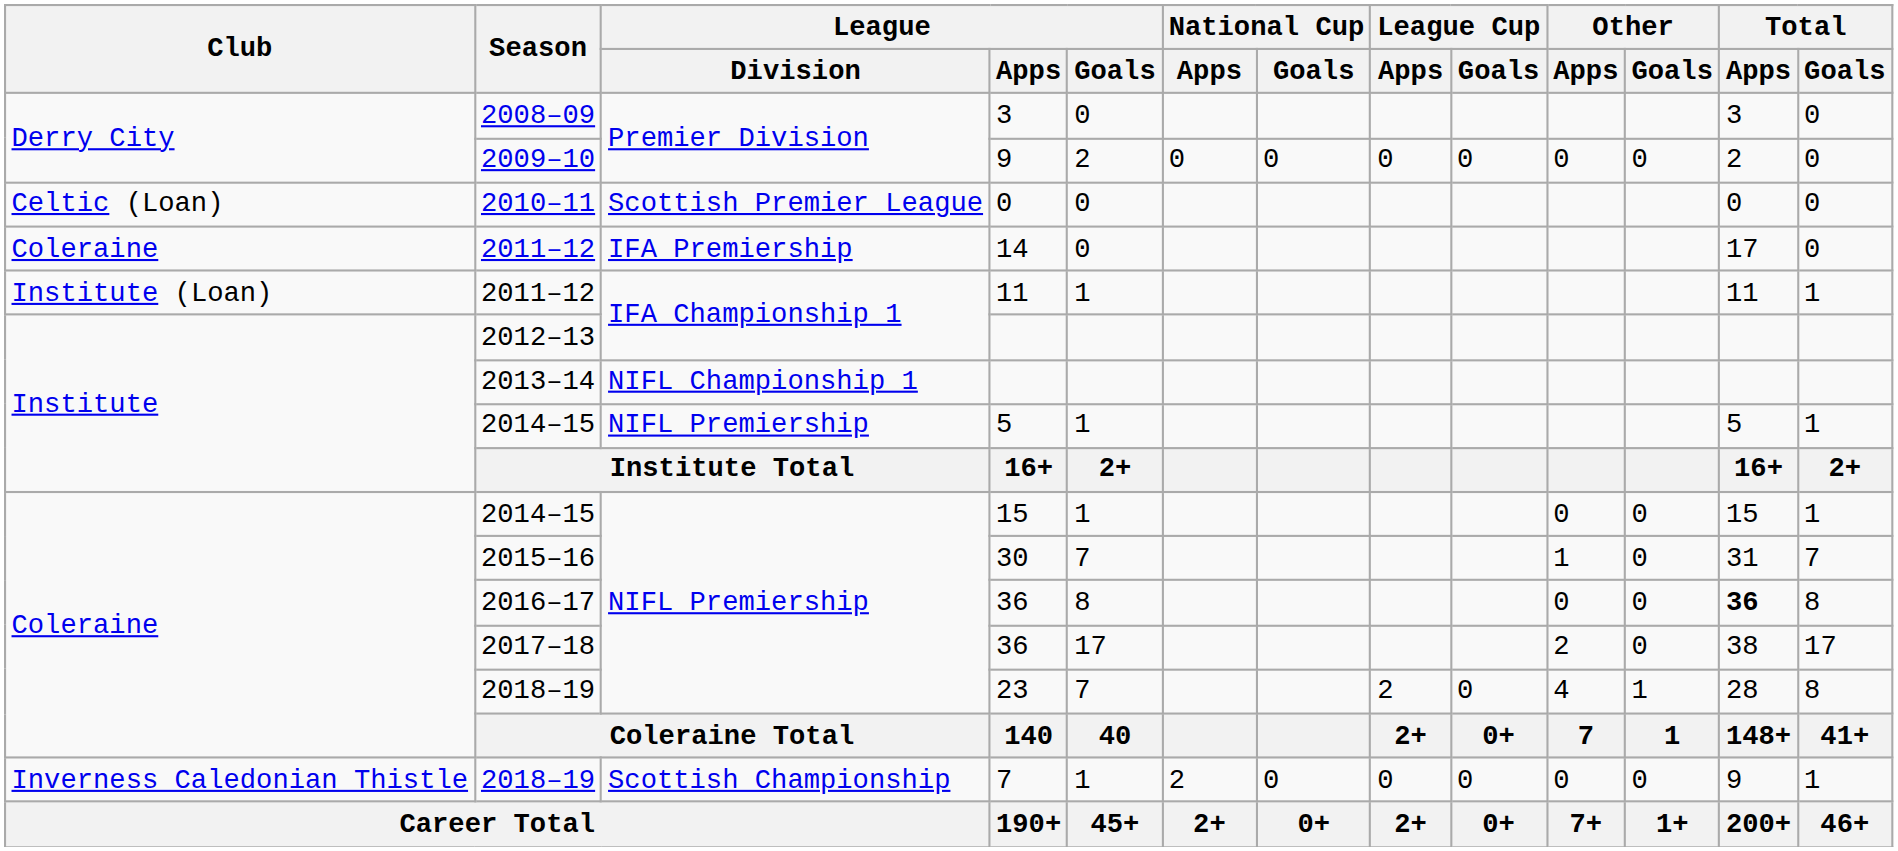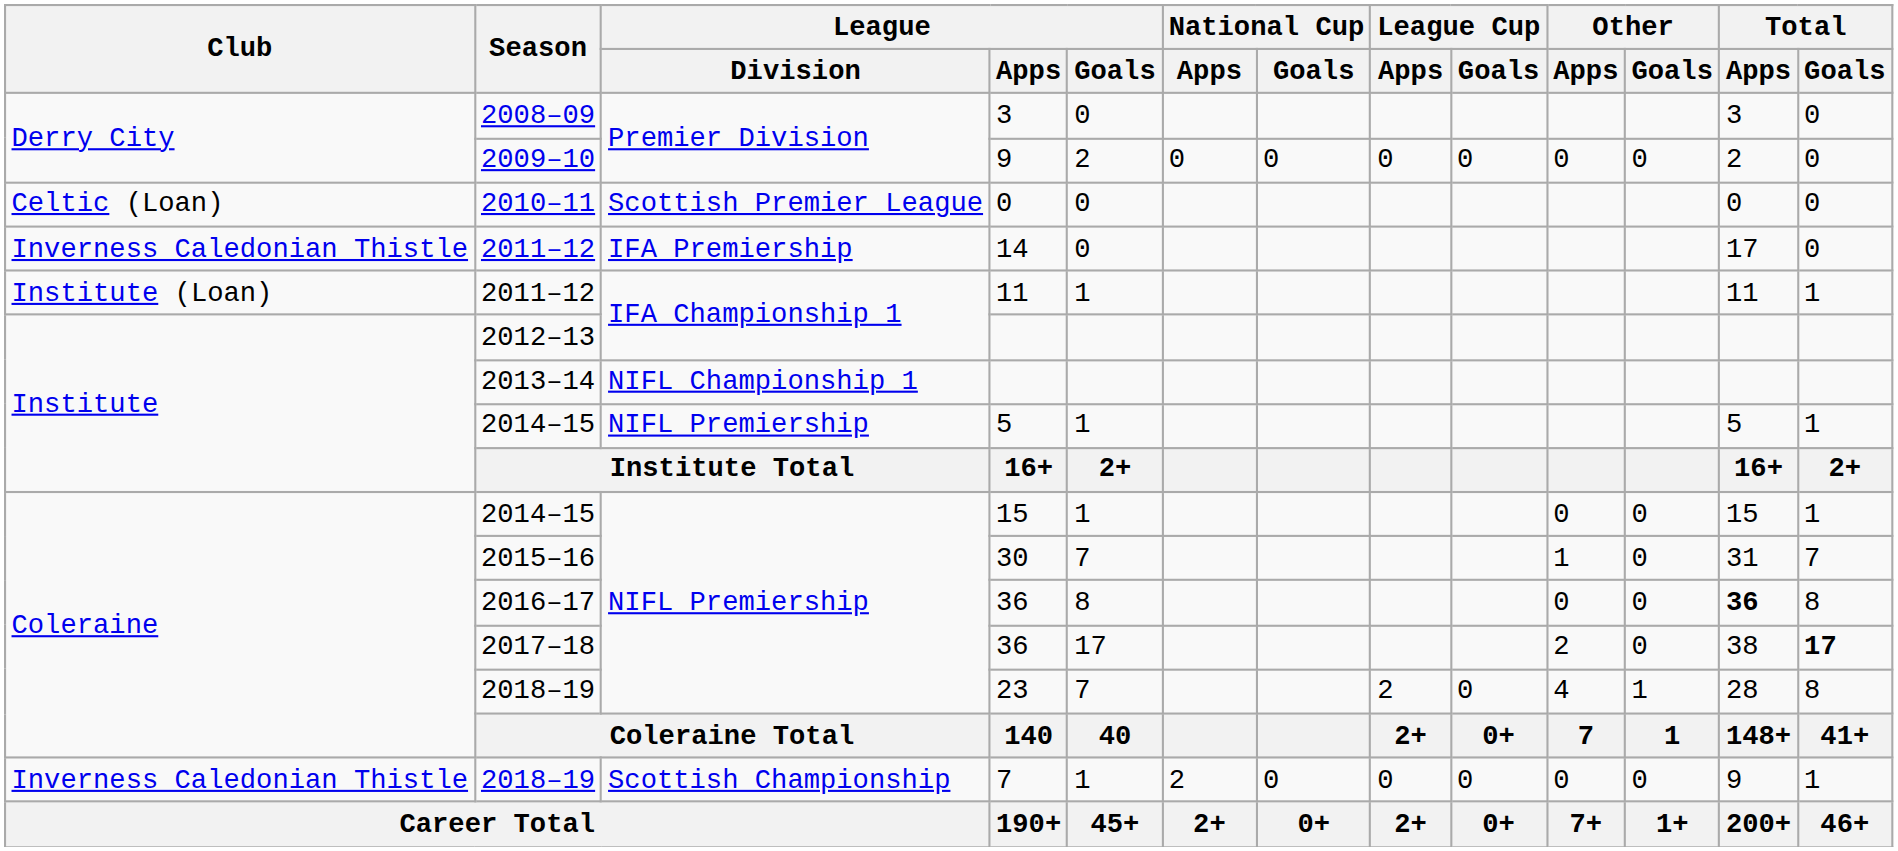(85, 249) Coleraine -> (240, 249) Inverness Caledonian Thistle
(1820, 647) normal -> (1820, 647) bold
